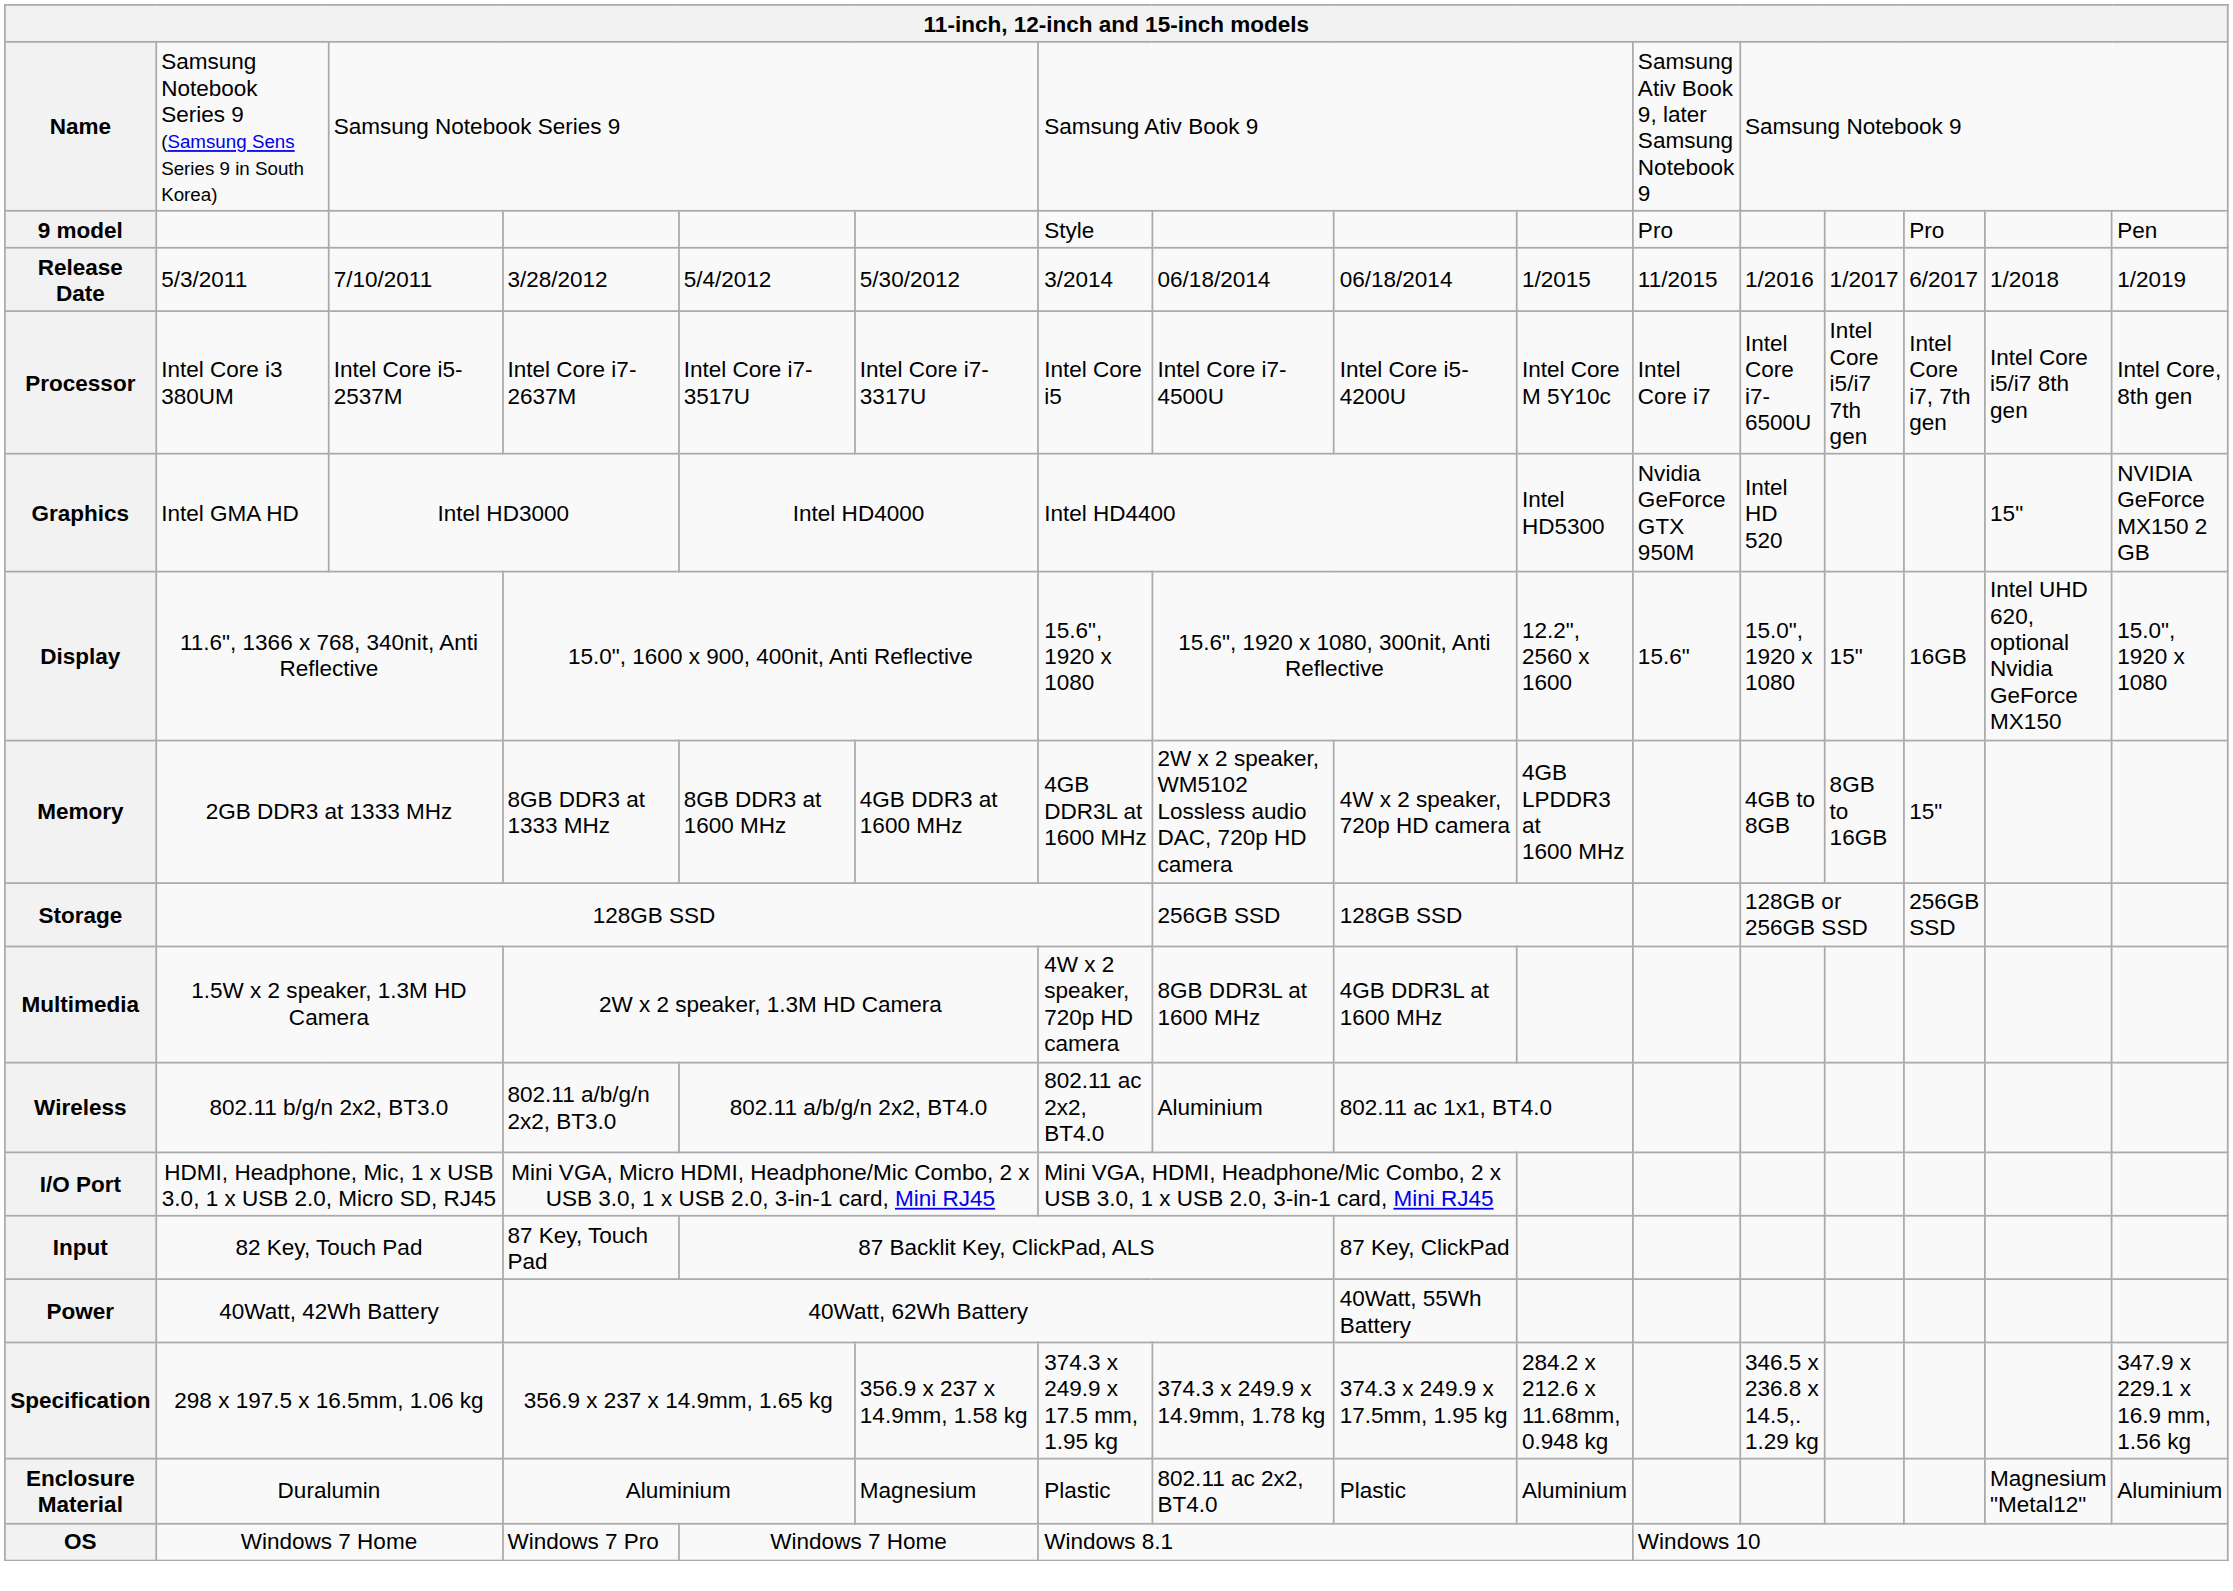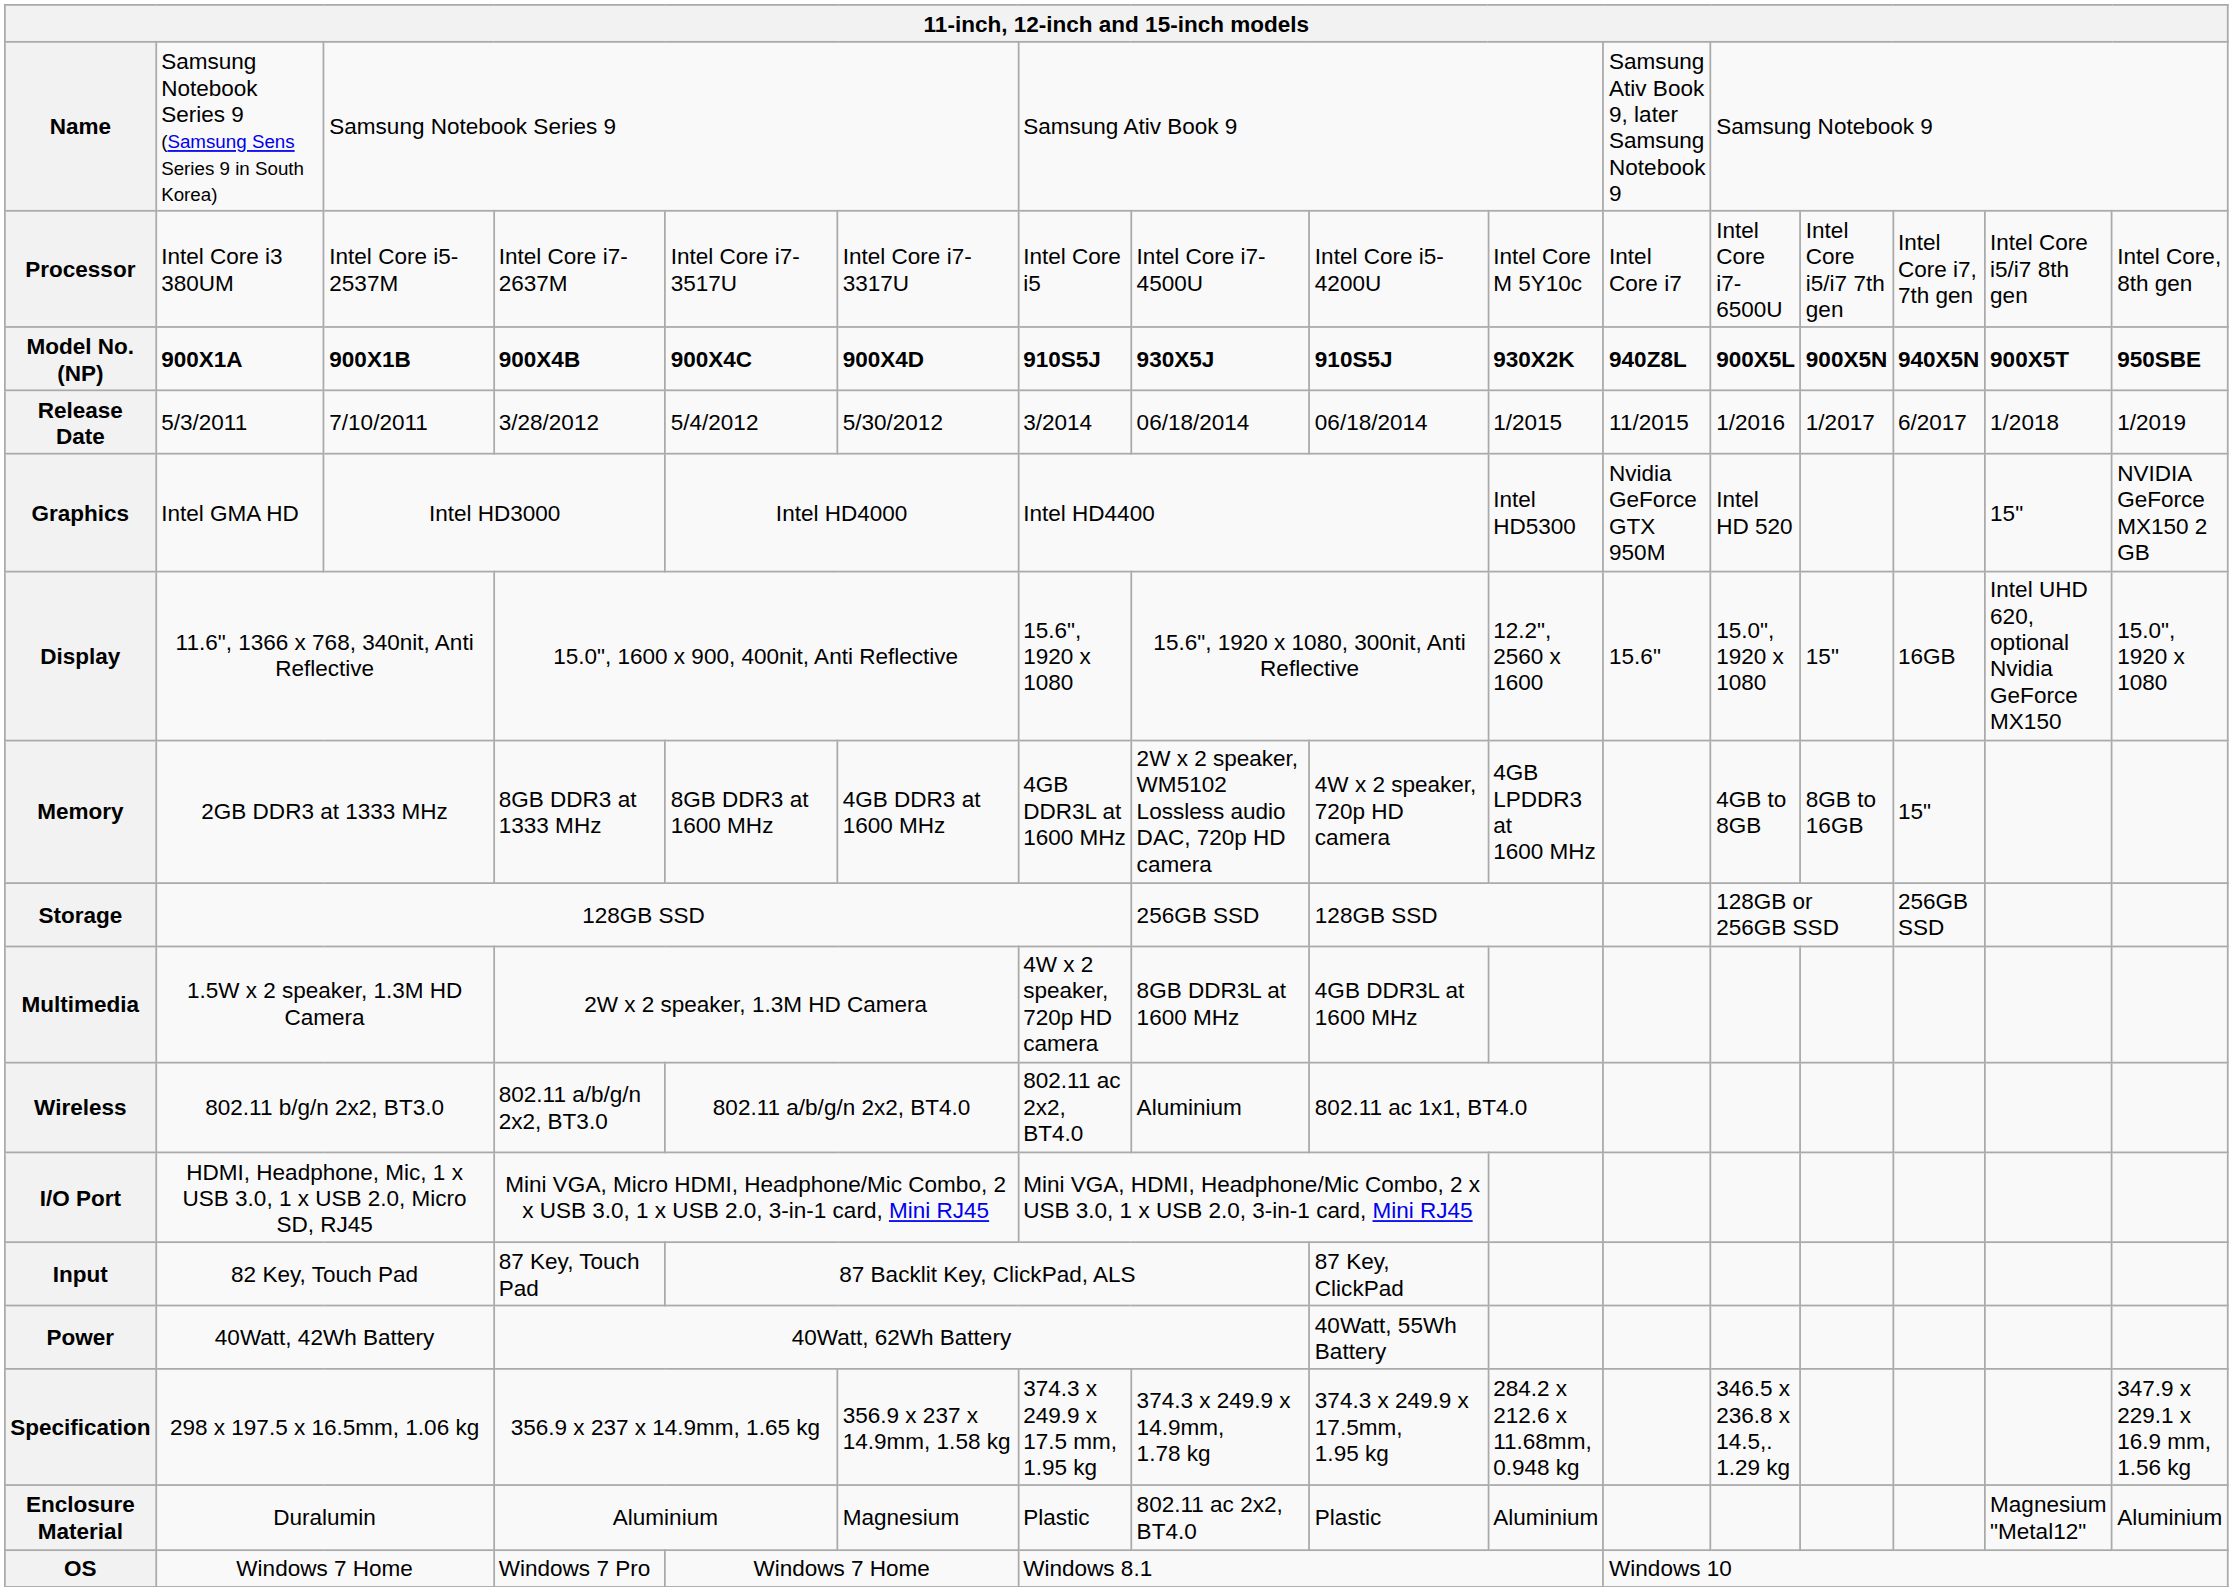- row: (80, 229)
rows swapped: (80, 280) <-> (80, 383)
+ row: (80, 359)
